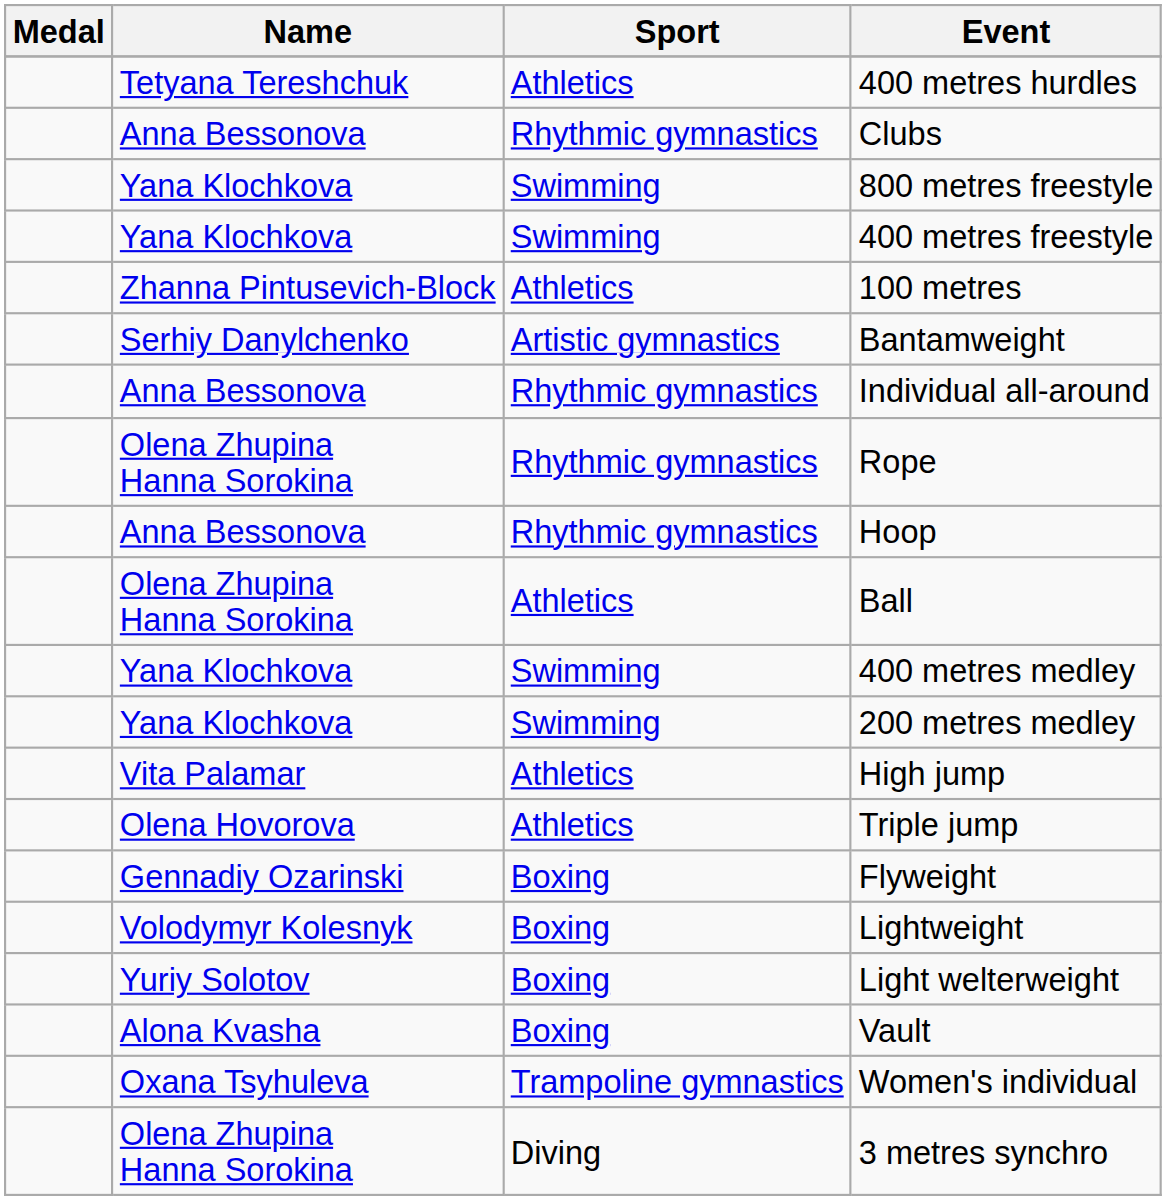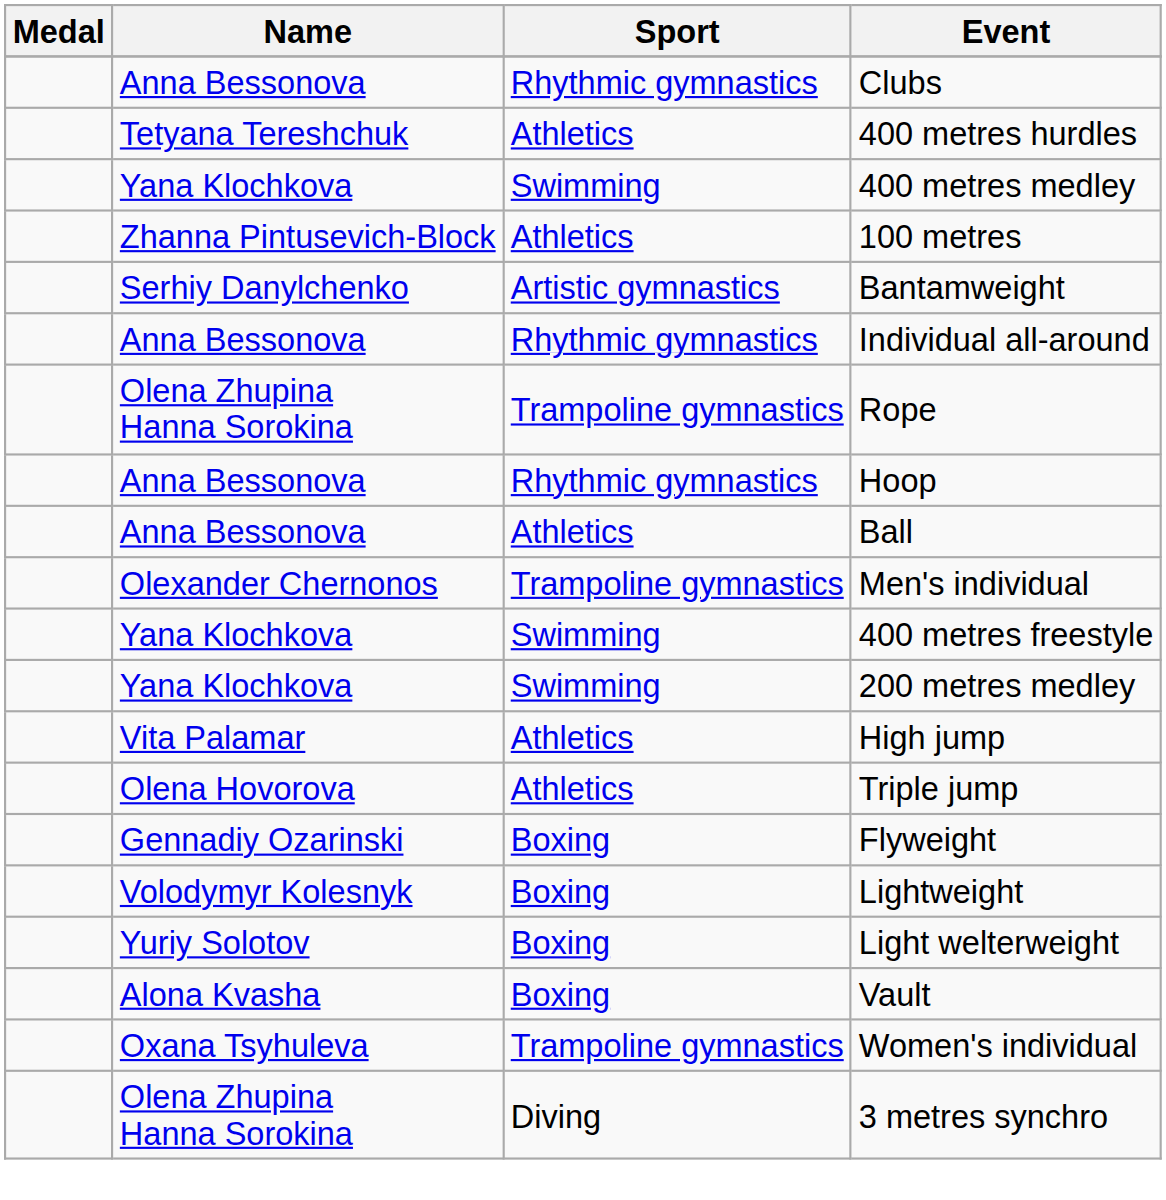rows swapped: (998, 82) <-> (900, 134)
- row: (1006, 185)
rows swapped: (997, 670) <-> (1006, 237)
(664, 461) Rhythmic gymnastics -> (677, 410) Trampoline gymnastics
(236, 601) Olena Zhupina Hanna Sorokina -> (243, 531) Anna Bessonova
+ row: (974, 582)
